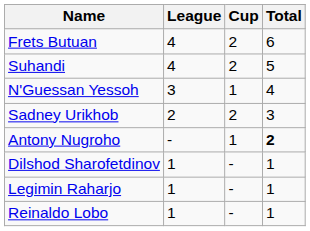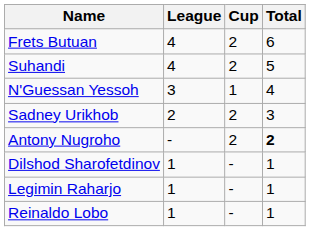(233, 139) 1 -> (233, 139) 2
